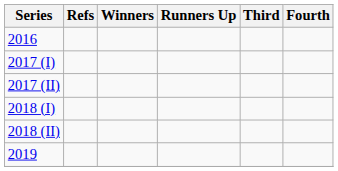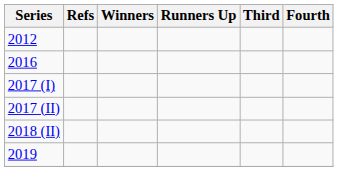+ row: (22, 39)
- row: (31, 108)
